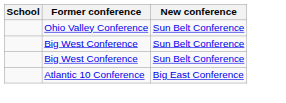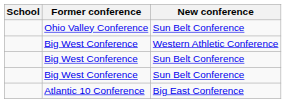+ row: (91, 43)
